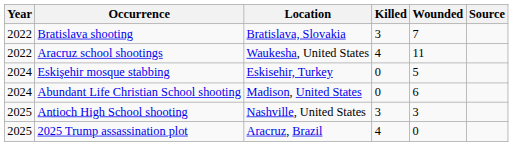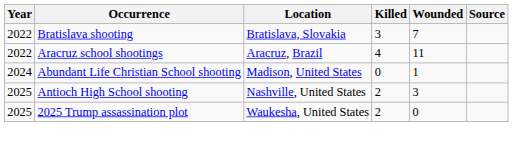(308, 53) Waukesha, United States -> (284, 53) Aracruz, Brazil
- row: (104, 72)
(416, 92) 6 -> (416, 72) 1
(378, 111) 3 -> (378, 92) 2
(284, 131) Aracruz, Brazil -> (308, 111) Waukesha, United States
(378, 131) 4 -> (378, 111) 2
